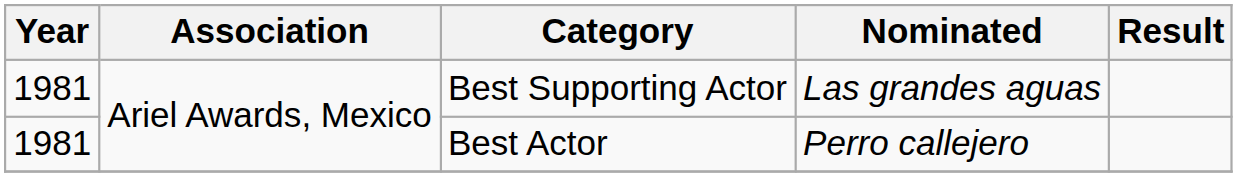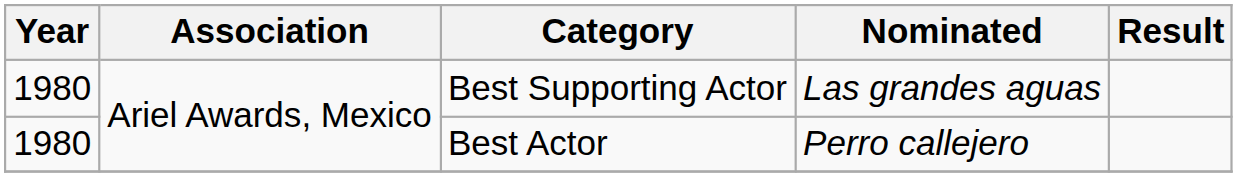(52, 87) 1981 -> (52, 87) 1980
(52, 143) 1981 -> (52, 143) 1980
